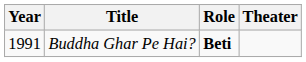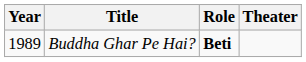(25, 43) 1991 -> (25, 43) 1989
